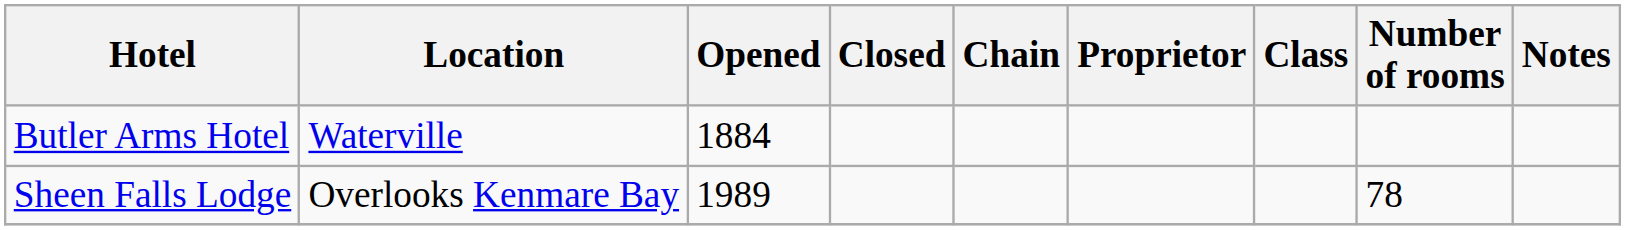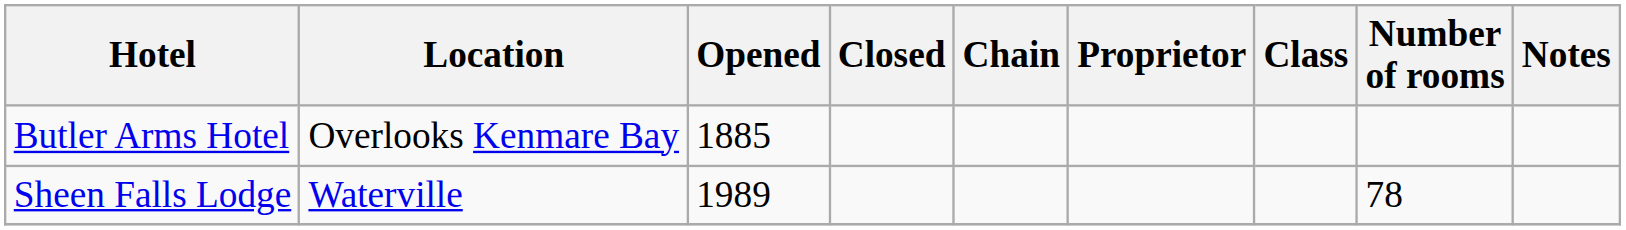(386, 135) Waterville -> (494, 135) Overlooks Kenmare Bay
(734, 135) 1884 -> (734, 135) 1885
(494, 194) Overlooks Kenmare Bay -> (386, 194) Waterville
